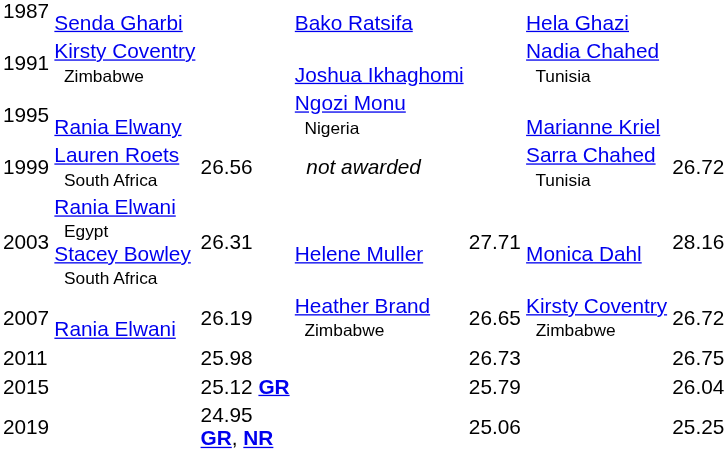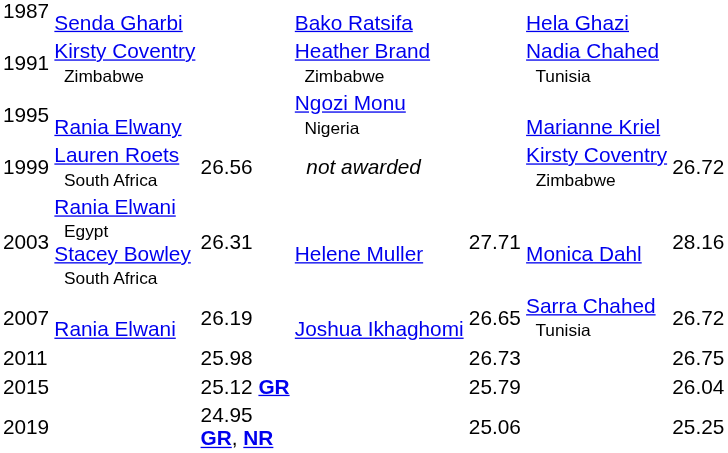(379, 74) Joshua Ikhaghomi -> (362, 63) Heather Brand Zimbabwe
(591, 167) Sarra Chahed Tunisia -> (597, 167) Kirsty Coventry Zimbabwe
(362, 317) Heather Brand Zimbabwe -> (379, 329) Joshua Ikhaghomi
(597, 317) Kirsty Coventry Zimbabwe -> (591, 317) Sarra Chahed Tunisia
